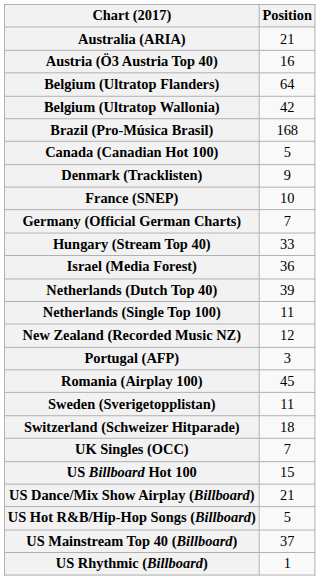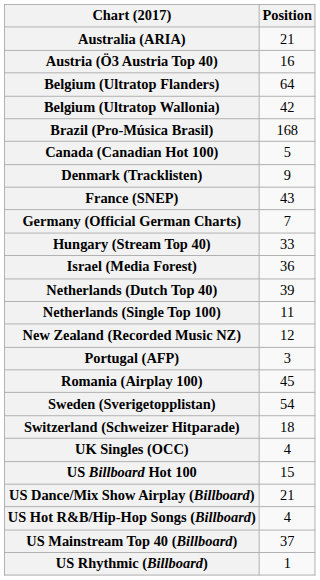(287, 198) 10 -> (287, 198) 43
(287, 404) 11 -> (287, 404) 54
(287, 449) 7 -> (287, 449) 4
(287, 518) 5 -> (287, 518) 4
